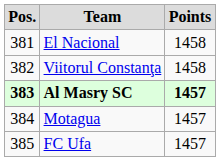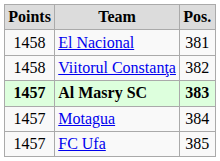columns swapped: (22, 17) <-> (190, 17)
